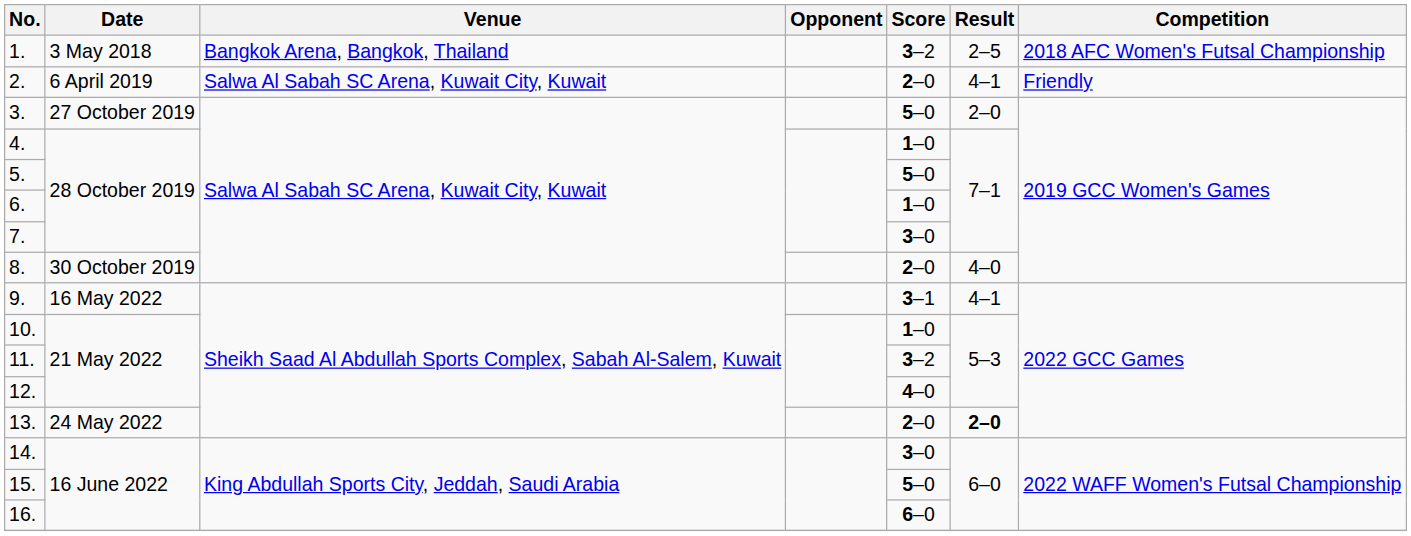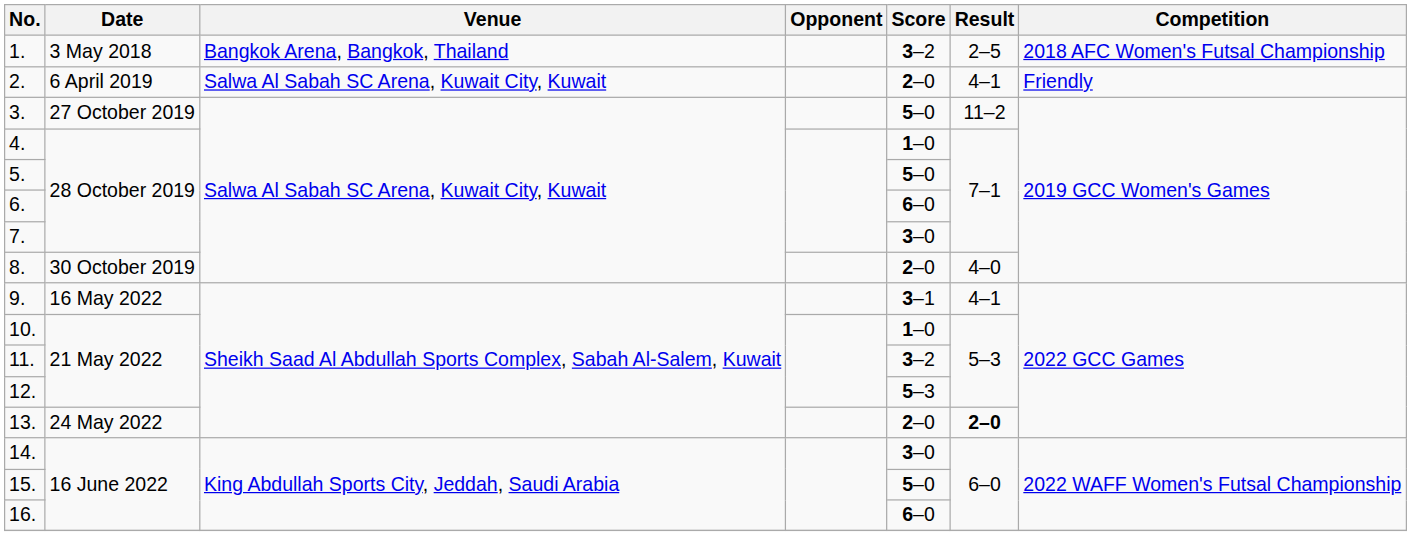(984, 112) 2–0 -> (984, 112) 11–2
(919, 205) 1–0 -> (919, 205) 6–0
(919, 391) 4–0 -> (919, 391) 5–3
